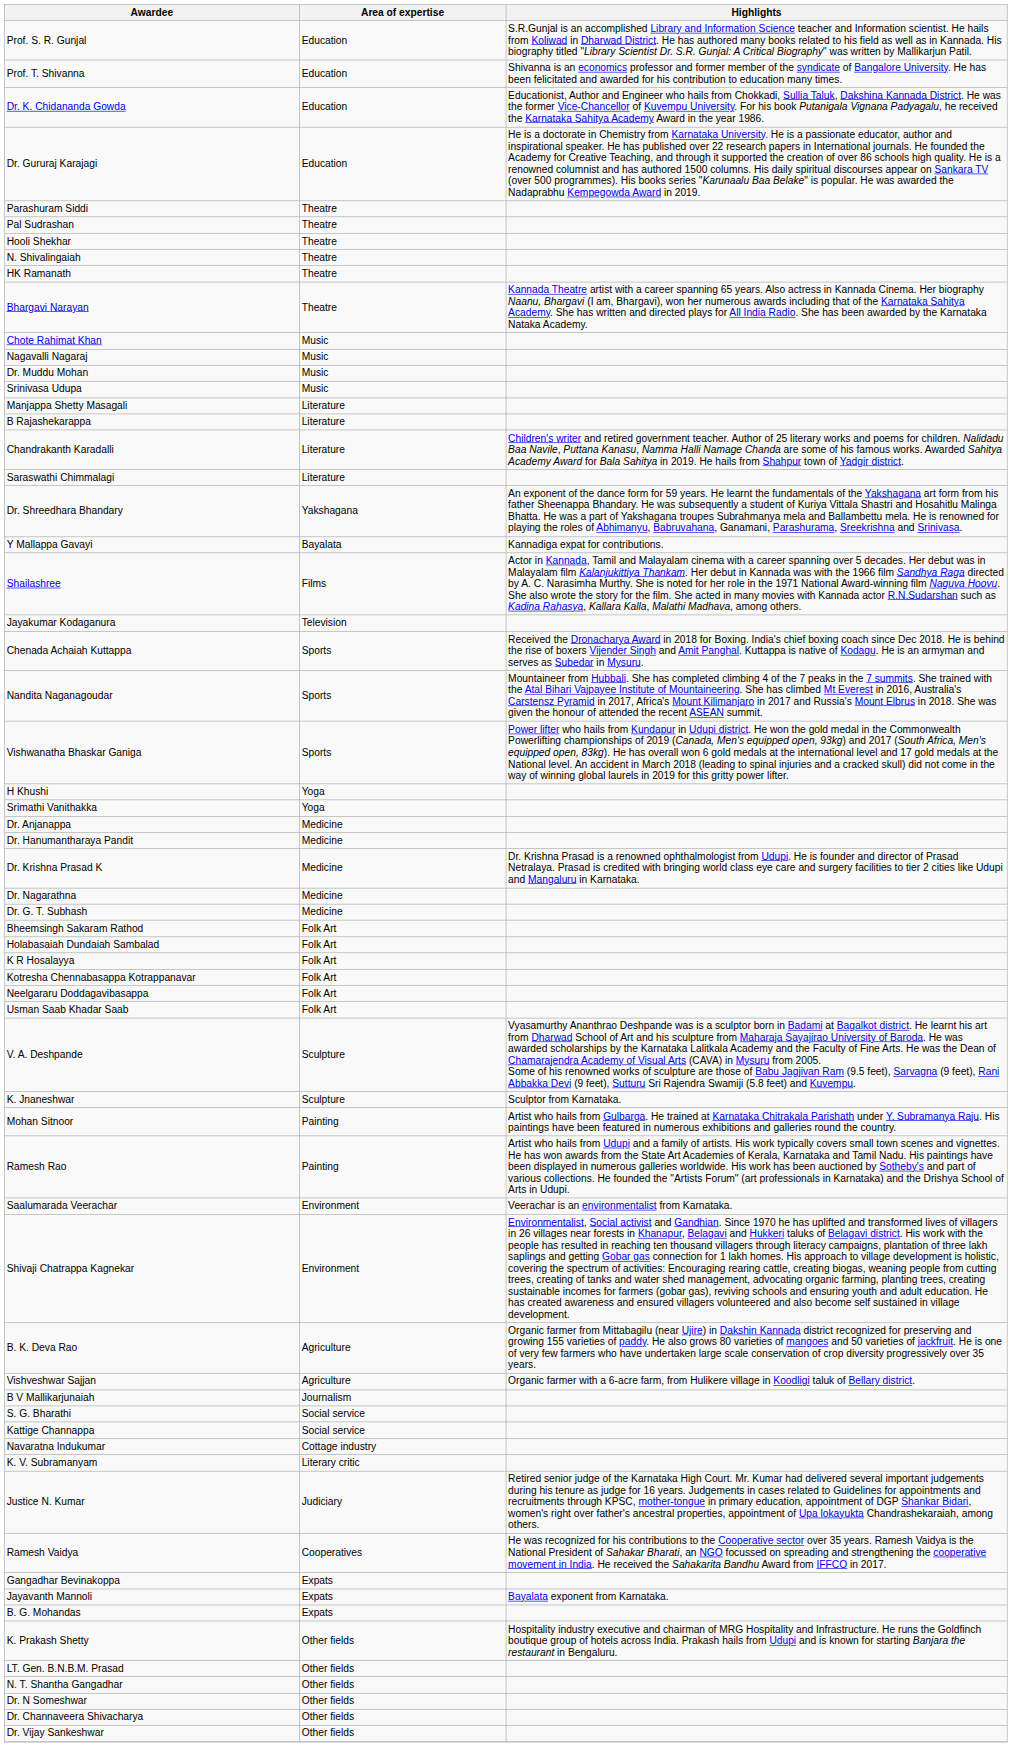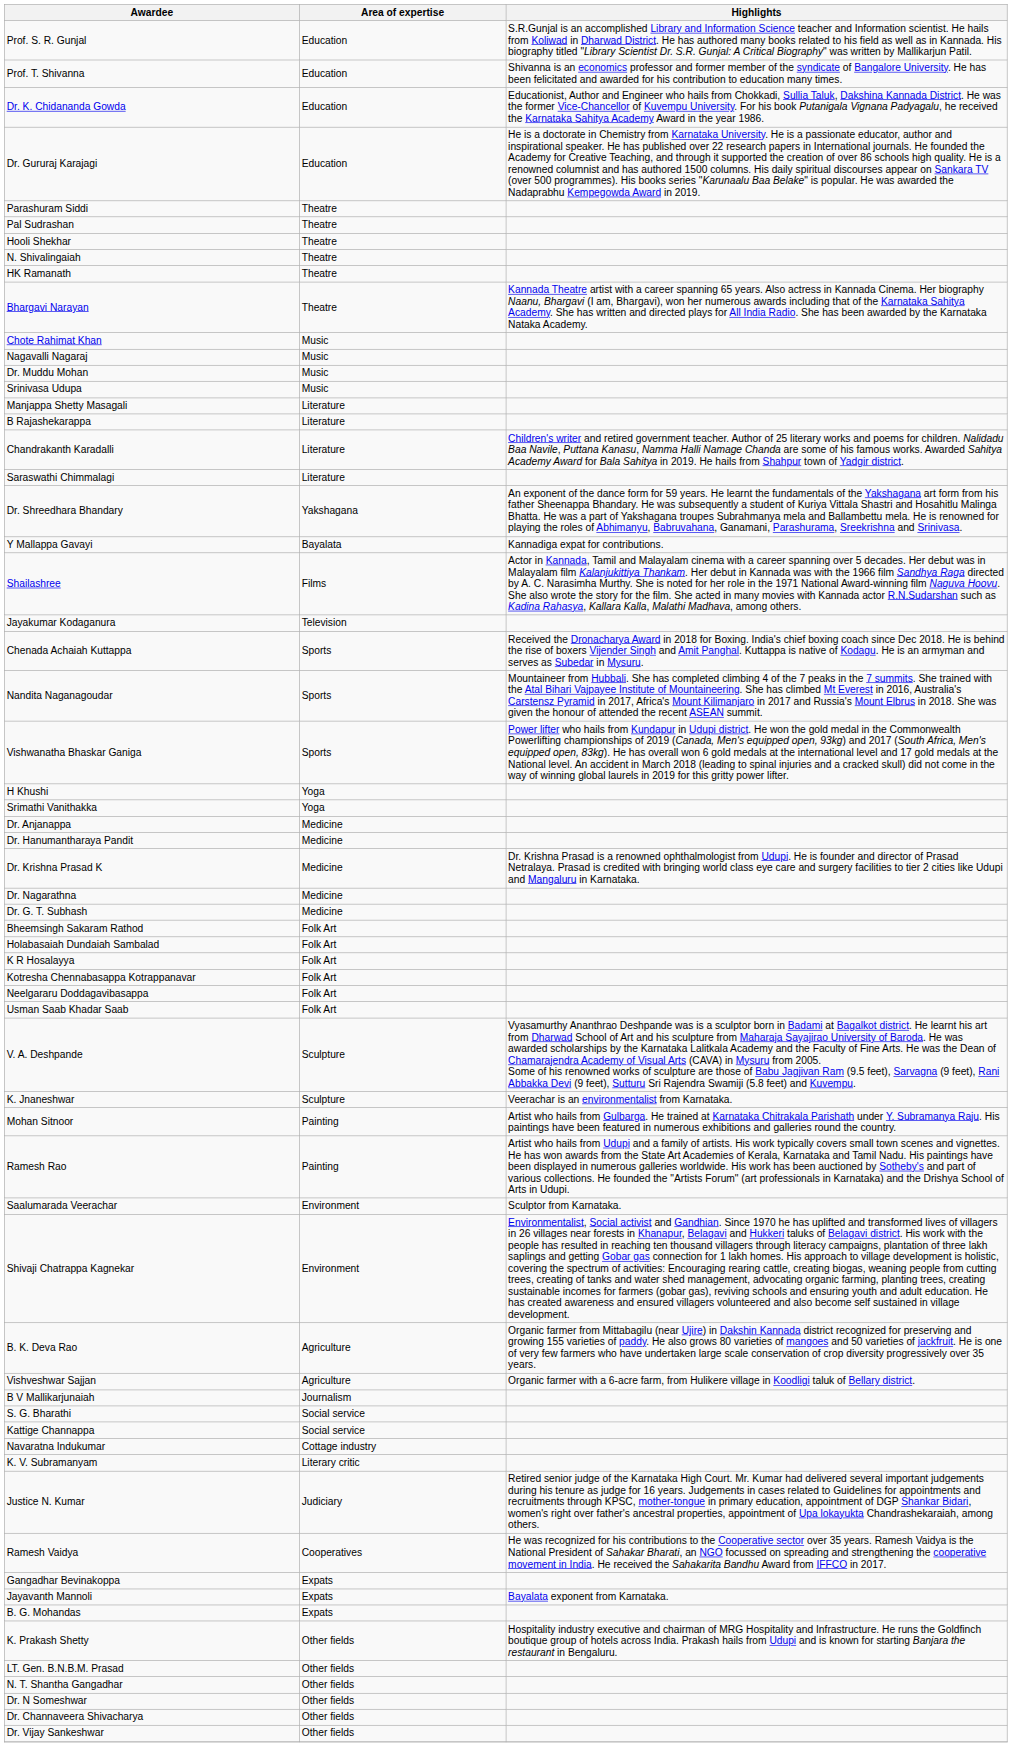(565, 1099) Sculptor from Karnataka. -> (620, 1099) Veerachar is an environmentalist from Karnataka.
(620, 1206) Veerachar is an environmentalist from Karnataka. -> (565, 1206) Sculptor from Karnataka.
